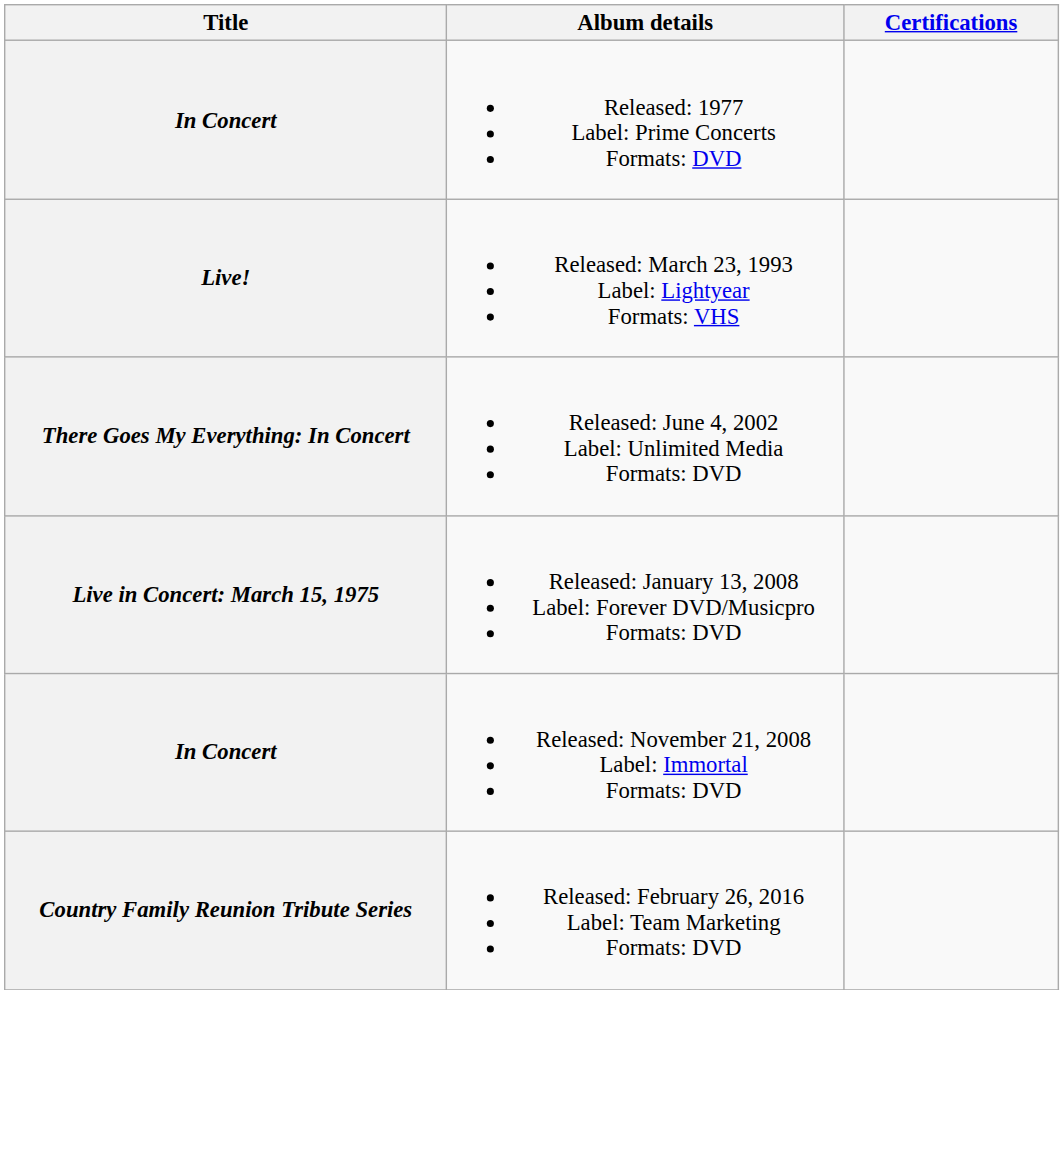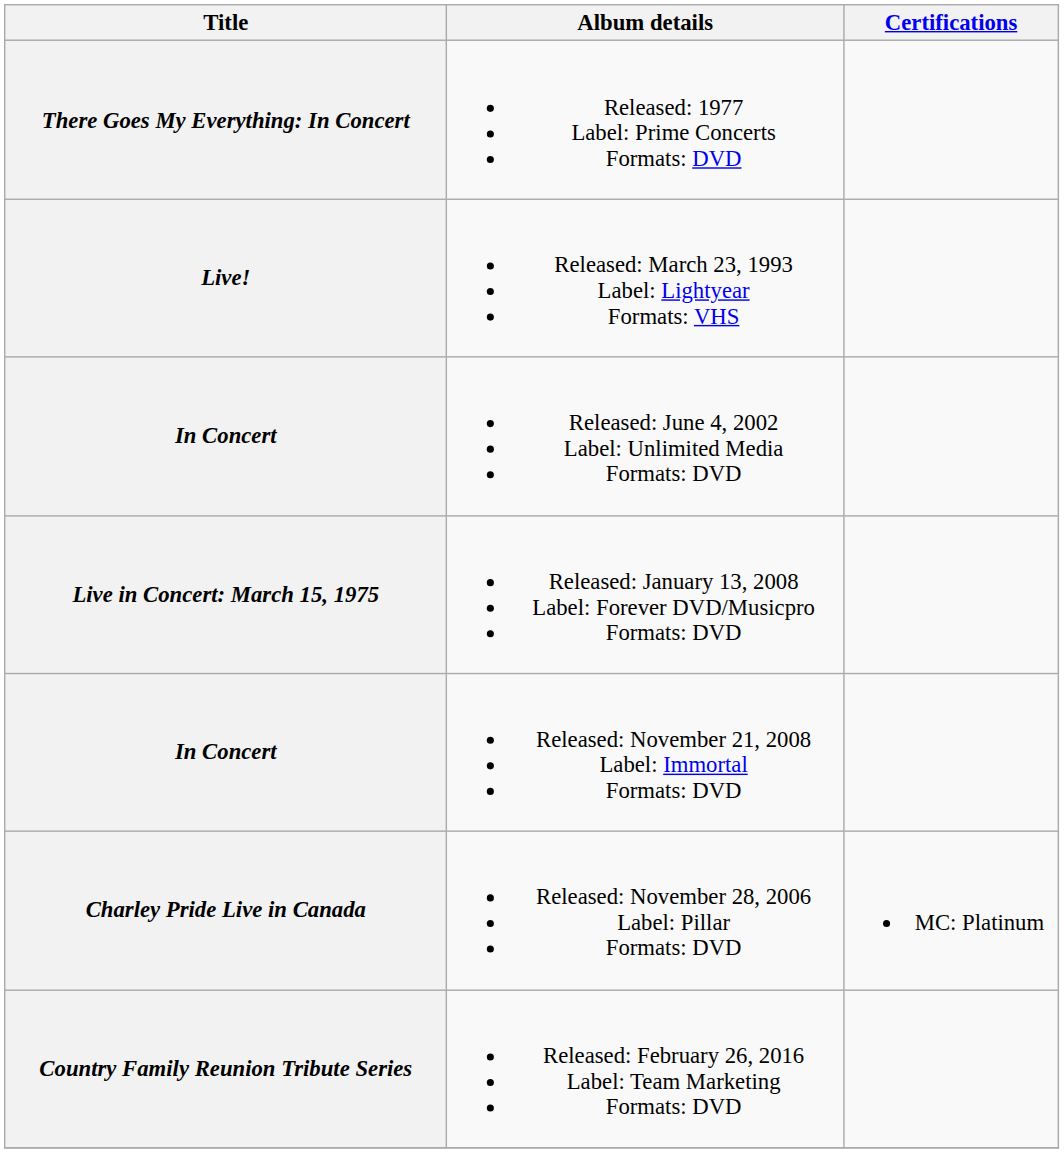(226, 119) In Concert -> (226, 119) There Goes My Everything: In Concert
(226, 435) There Goes My Everything: In Concert -> (226, 435) In Concert
+ row: (645, 923)
